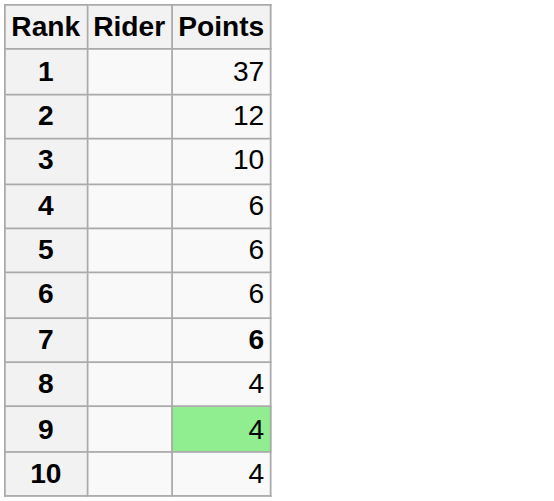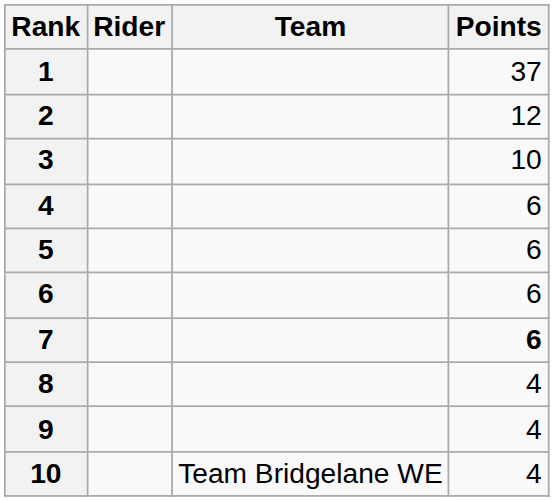+ column: (310, 26)
(256, 428) lightgreen background -> (534, 428) no background
